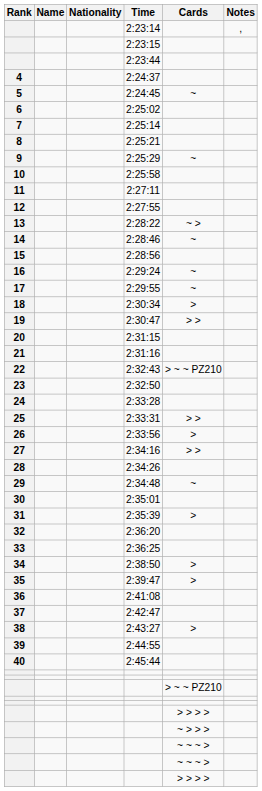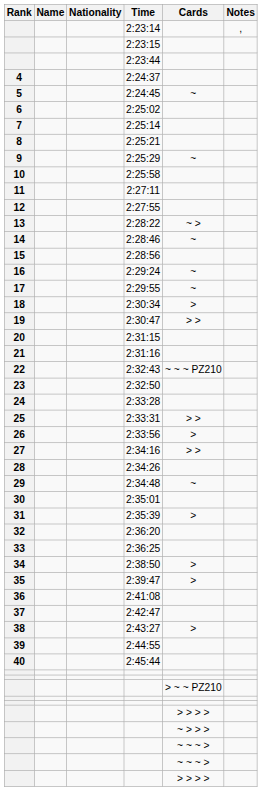(193, 369) > ~ ~ PZ210 -> (193, 369) ~ ~ ~ PZ210
